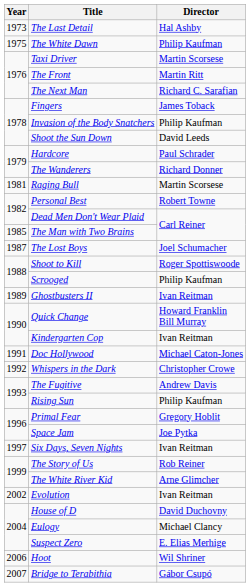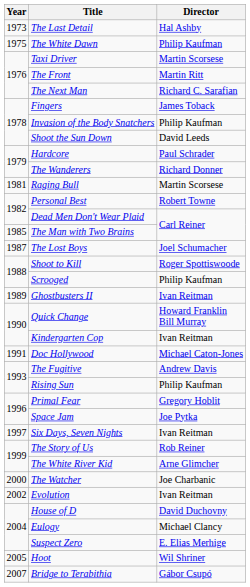- row: (73, 369)
+ row: (56, 479)
(17, 558) 2006 -> (17, 558) 2005
